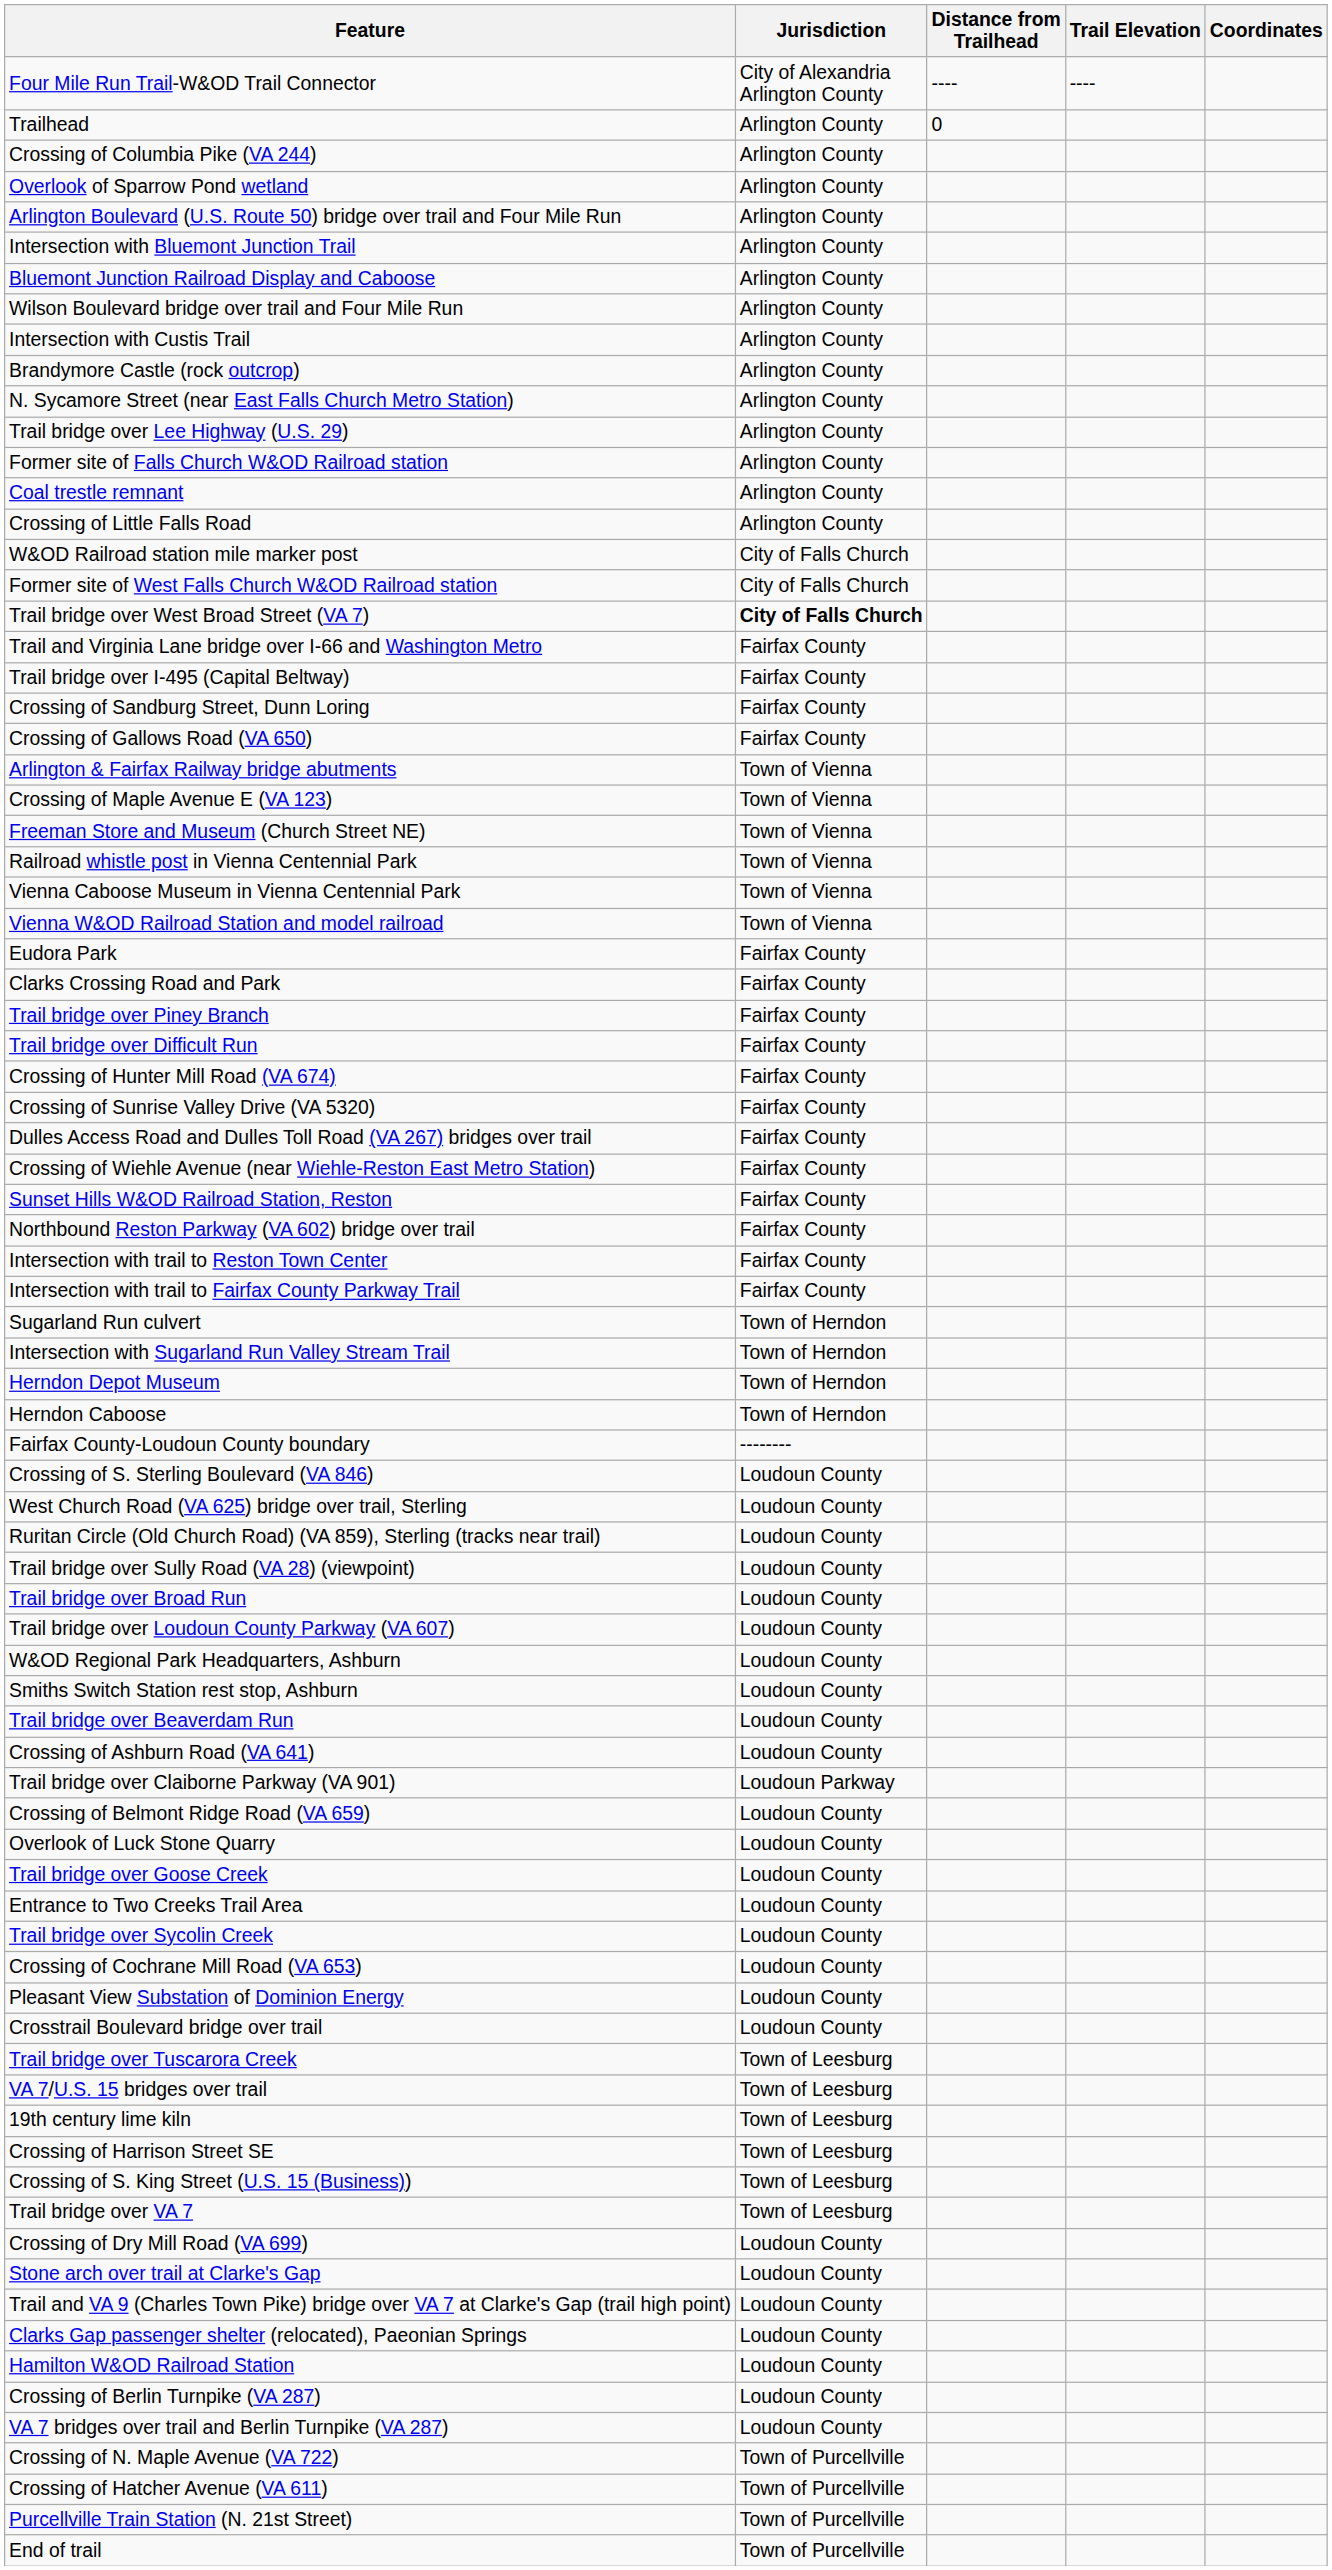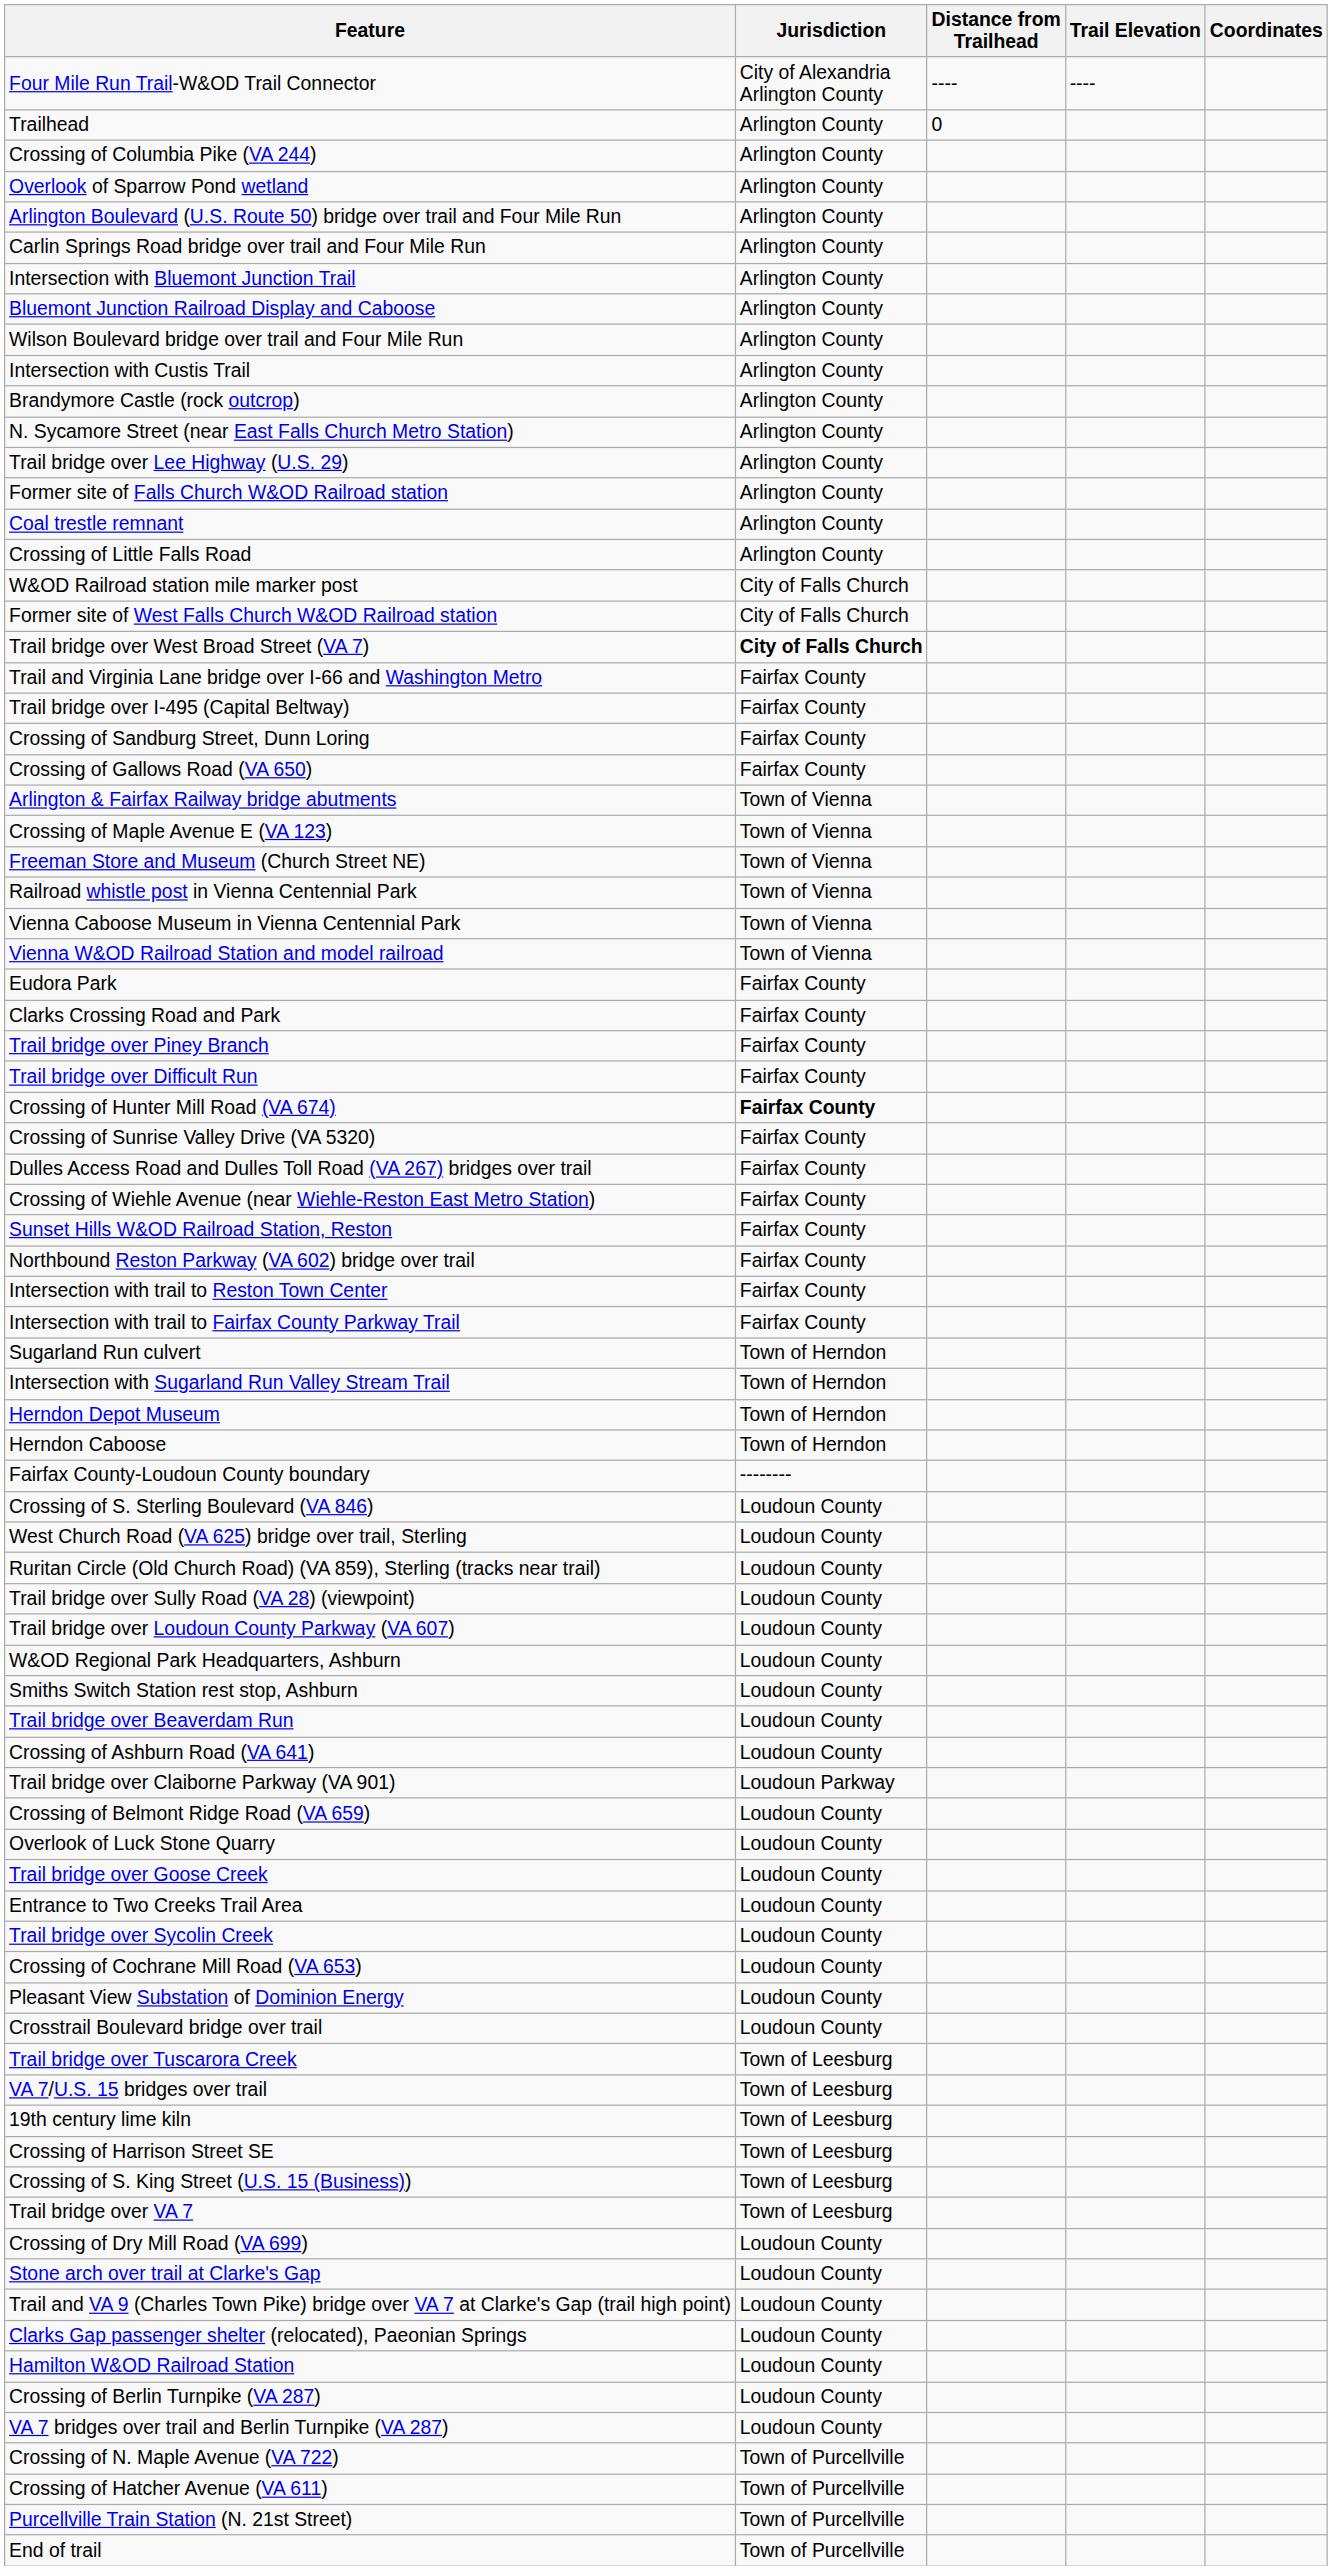+ row: (247, 247)
(803, 1076) normal -> (808, 1107) bold
- row: (128, 1598)
